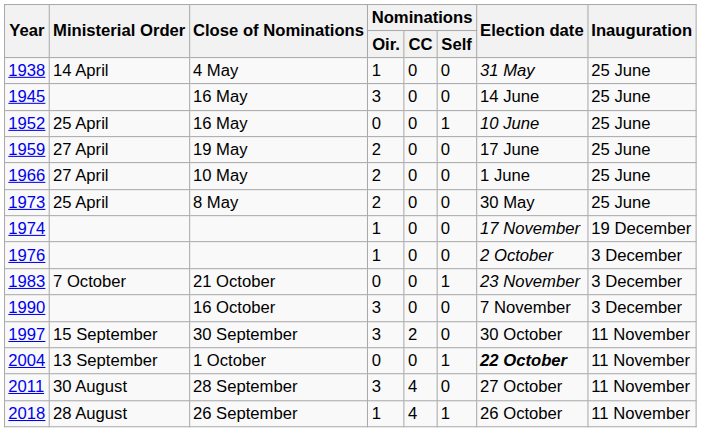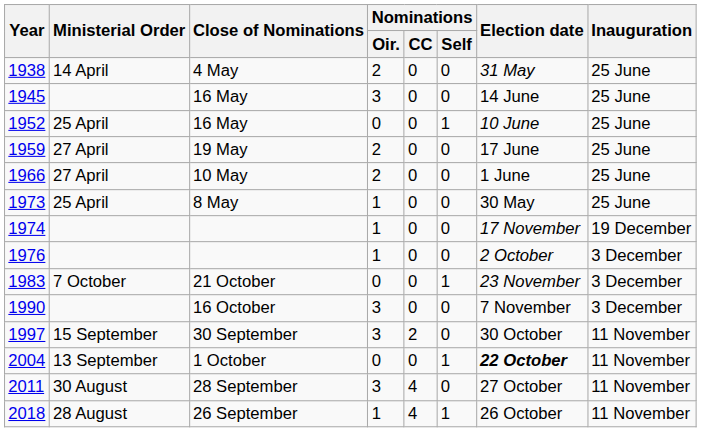(376, 70) 1 -> (376, 70) 2
(376, 202) 2 -> (376, 202) 1
